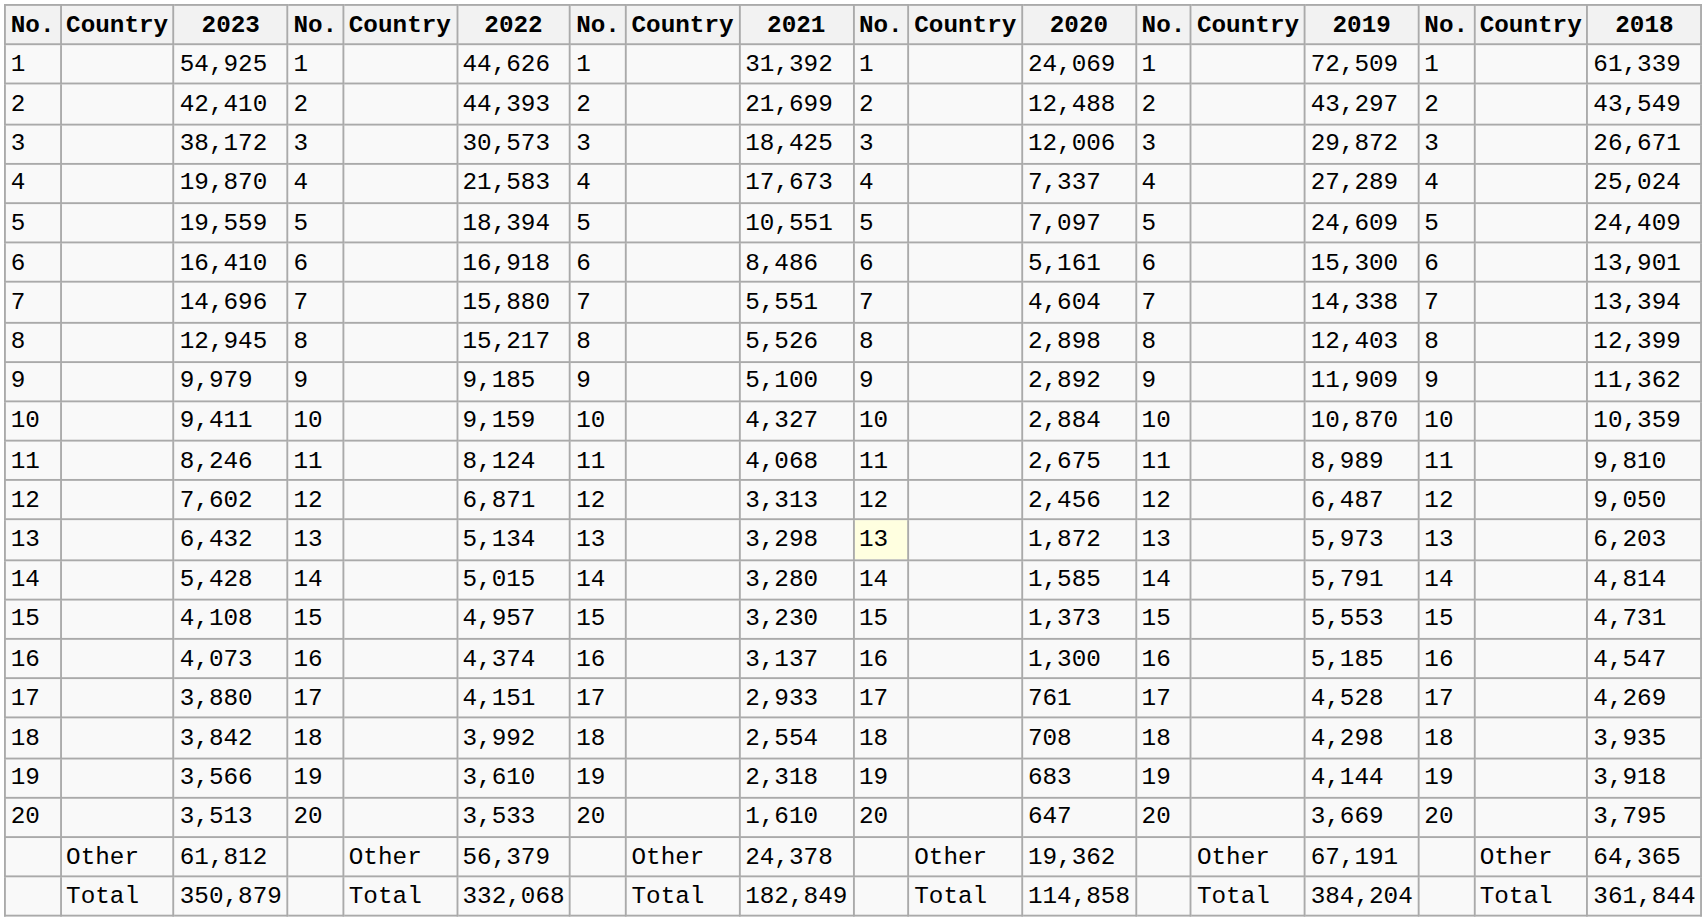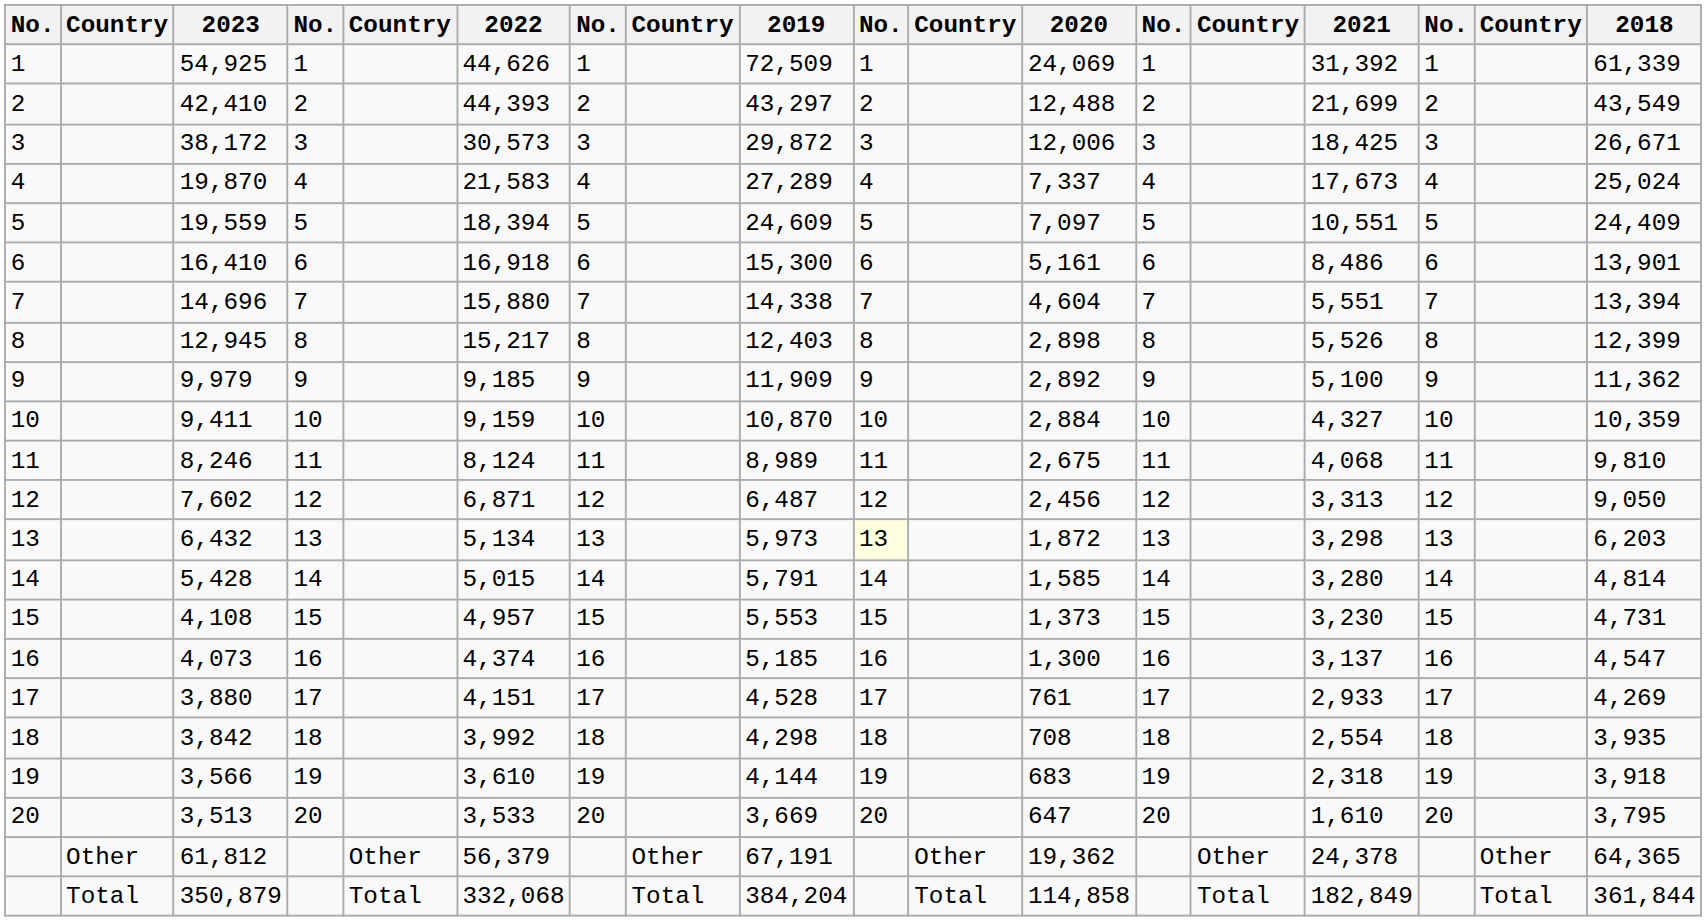columns swapped: (796, 25) <-> (1362, 25)
